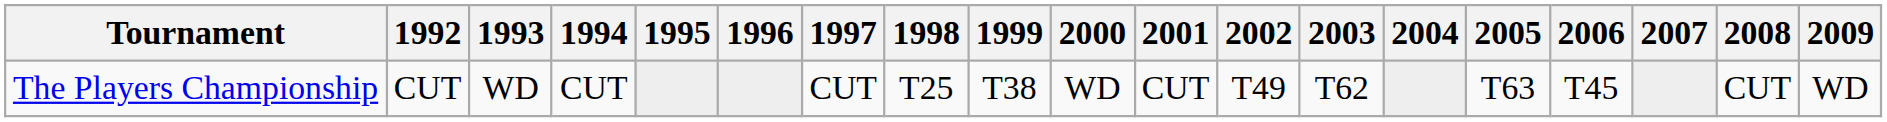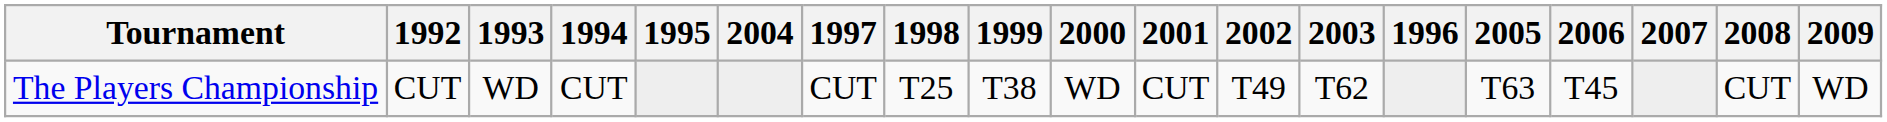columns swapped: (760, 32) <-> (1425, 32)
